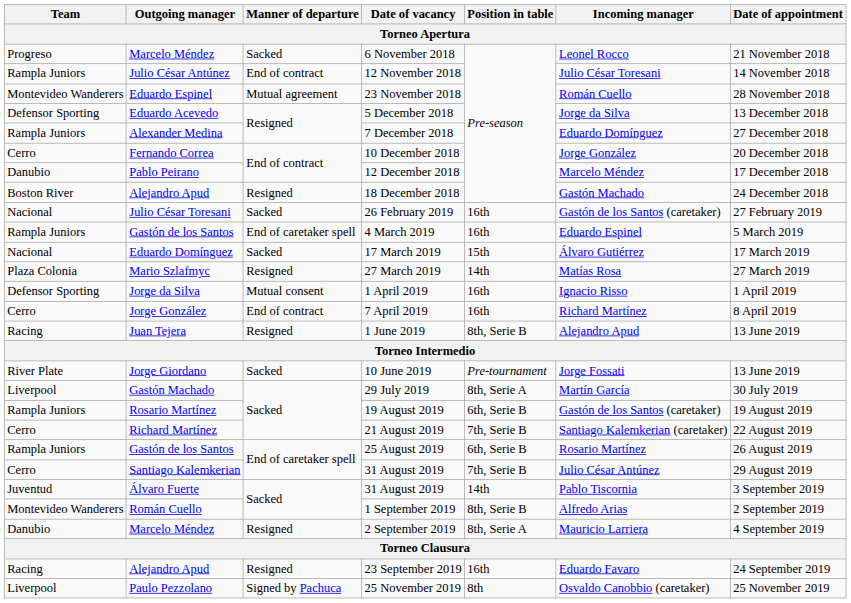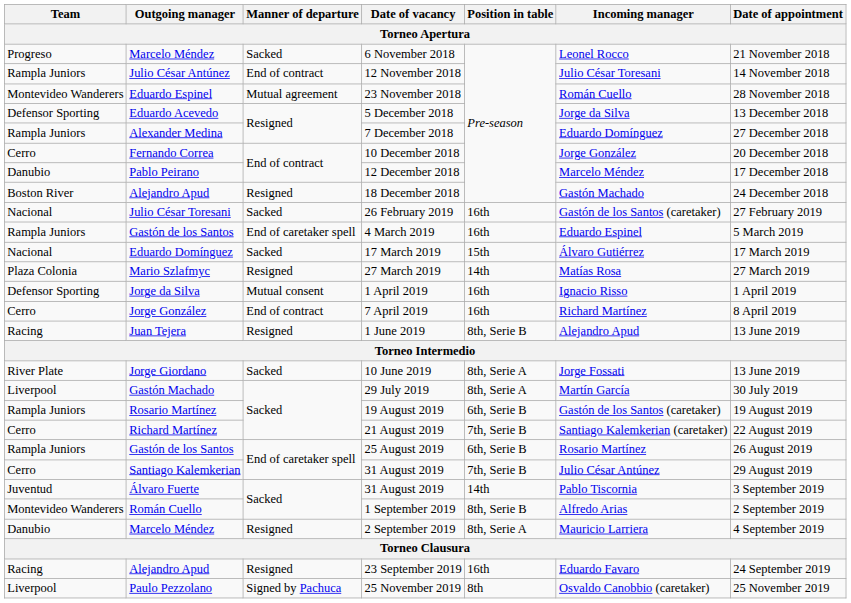(507, 370) Pre-tournament -> (497, 370) 8th, Serie A
